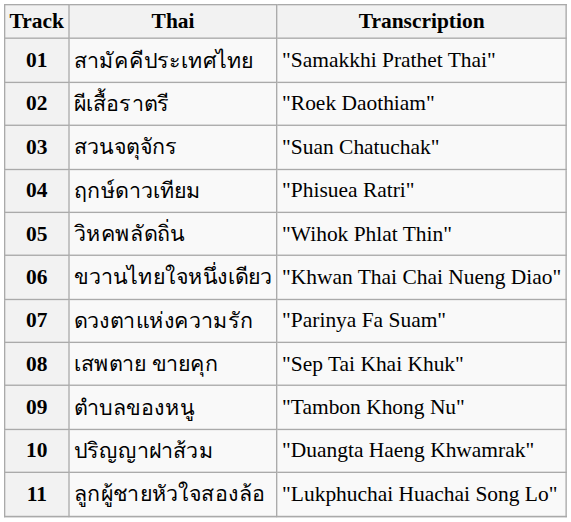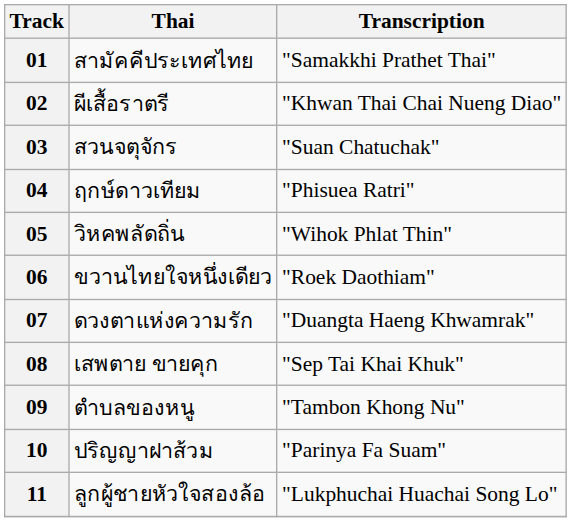(358, 103) "Roek Daothiam" -> (422, 103) "Khwan Thai Chai Nueng Diao"
(422, 277) "Khwan Thai Chai Nueng Diao" -> (358, 277) "Roek Daothiam"
(364, 320) "Parinya Fa Suam" -> (408, 320) "Duangta Haeng Khwamrak"
(408, 450) "Duangta Haeng Khwamrak" -> (364, 450) "Parinya Fa Suam"
